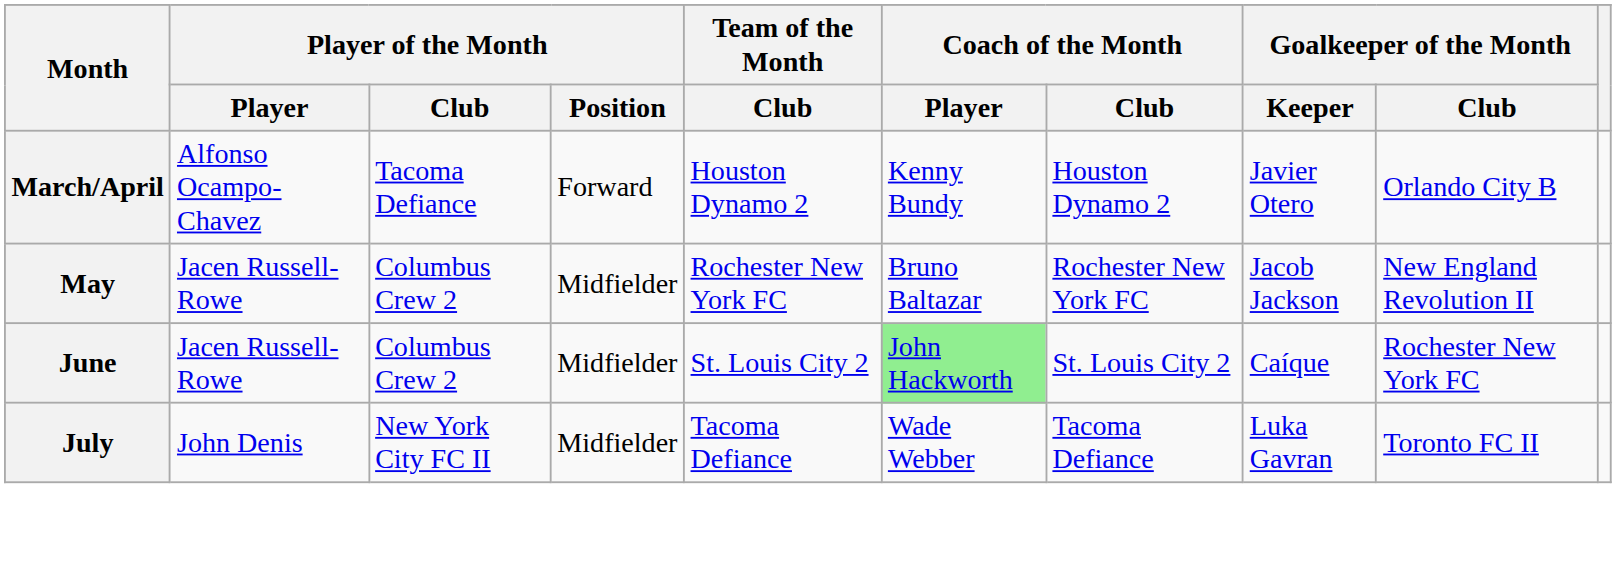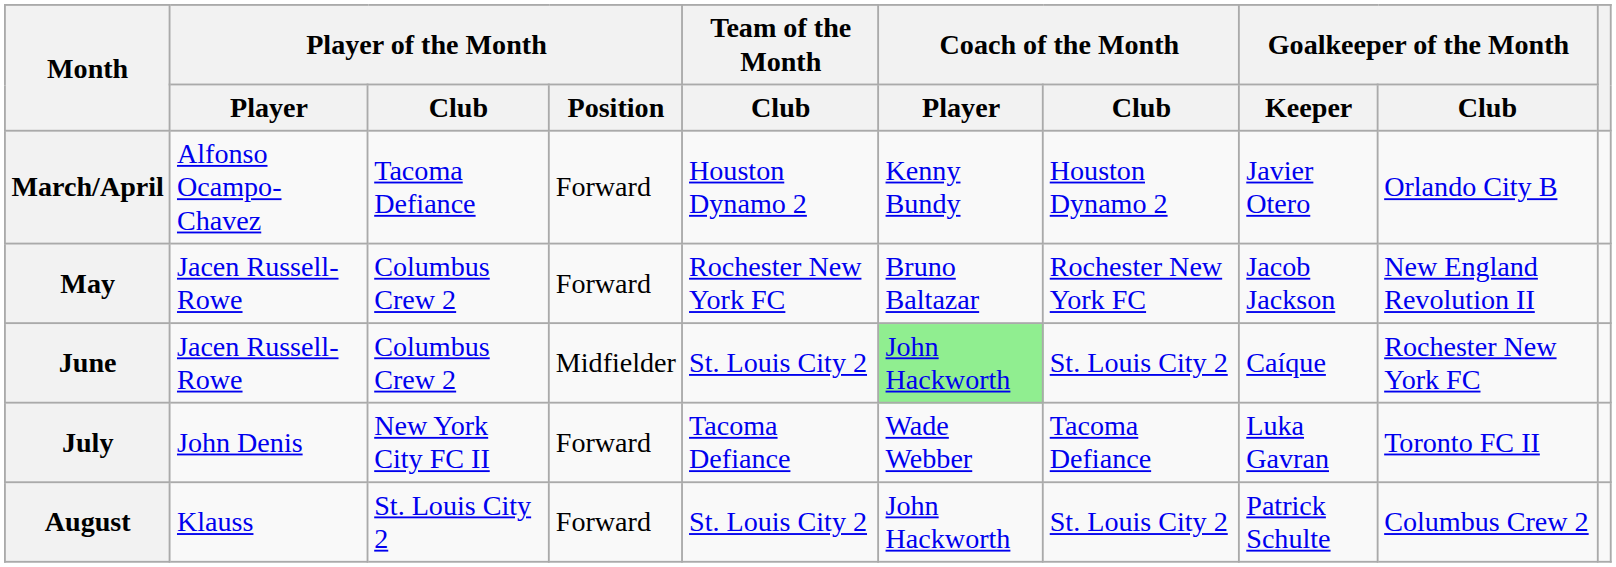(617, 283) Midfielder -> (603, 283) Forward
(617, 442) Midfielder -> (603, 442) Forward
+ row: (88, 522)
